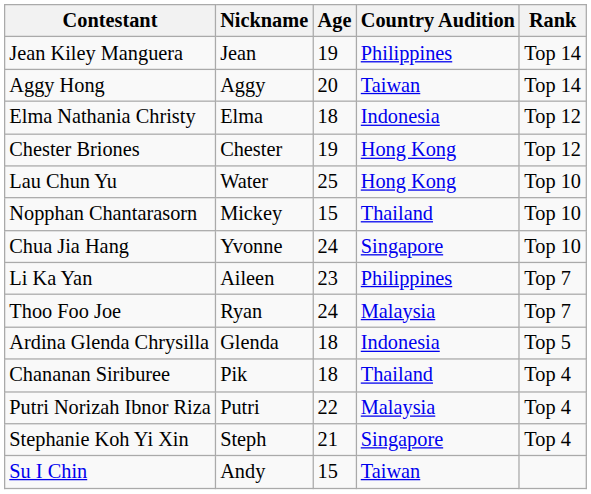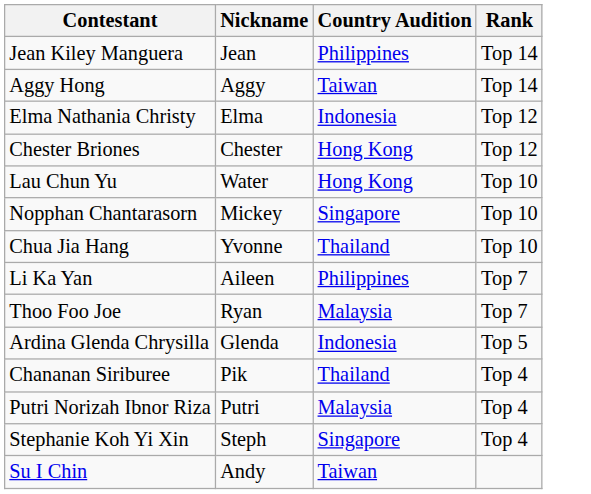- column: (334, 20)
(397, 213) Thailand -> (359, 213) Singapore
(402, 246) Singapore -> (354, 246) Thailand
